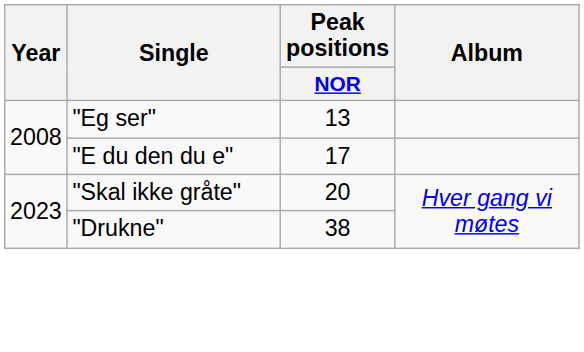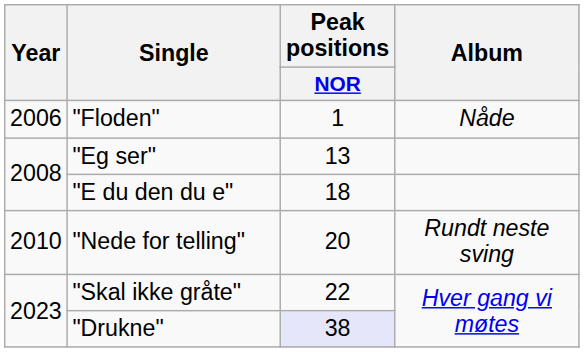+ row: (116, 118)
(338, 155) 17 -> (338, 192) 18
+ row: (159, 242)
(338, 192) 20 -> (338, 292) 22
(338, 229) no background -> (338, 328) lavender background
